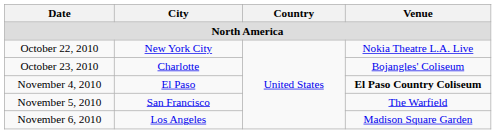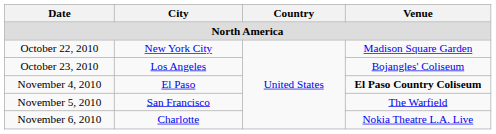(418, 48) Nokia Theatre L.A. Live -> (418, 48) Madison Square Garden
(178, 66) Charlotte -> (178, 66) Los Angeles
(178, 119) Los Angeles -> (178, 119) Charlotte
(418, 119) Madison Square Garden -> (418, 119) Nokia Theatre L.A. Live
